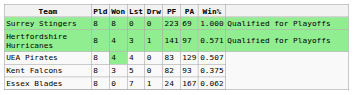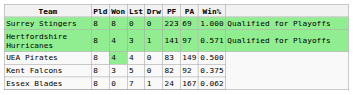(189, 58) 129 -> (189, 58) 149
(212, 58) 0.507 -> (212, 58) 0.500
(187, 71) 93 -> (187, 71) 92
